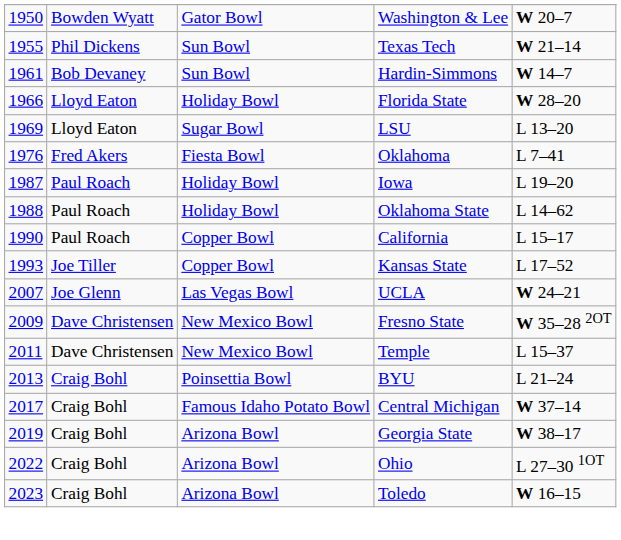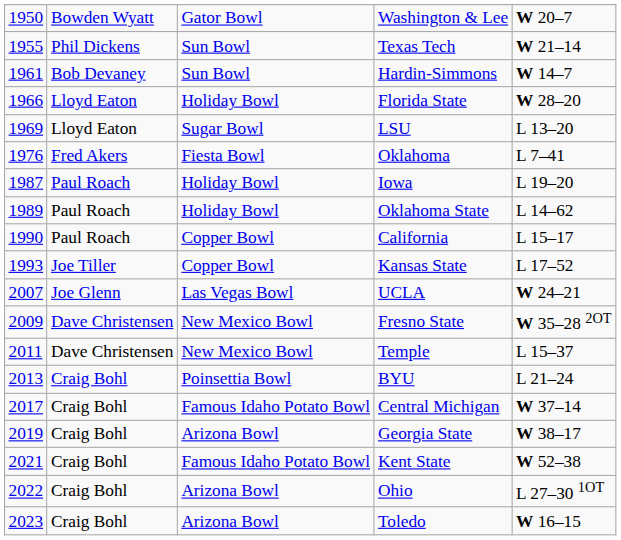(26, 210) 1988 -> (26, 210) 1989
+ row: (414, 461)
